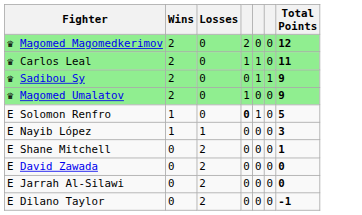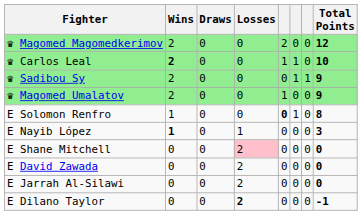+ column: (215, 19)
(171, 61) normal -> (171, 61) bold
(285, 61) 11 -> (322, 61) 10
(281, 114) 5 -> (319, 114) 8
(171, 131) normal -> (171, 131) bold
(202, 149) no background -> (240, 149) pink background
(281, 149) 1 -> (319, 149) 0
(202, 202) normal -> (240, 202) bold
